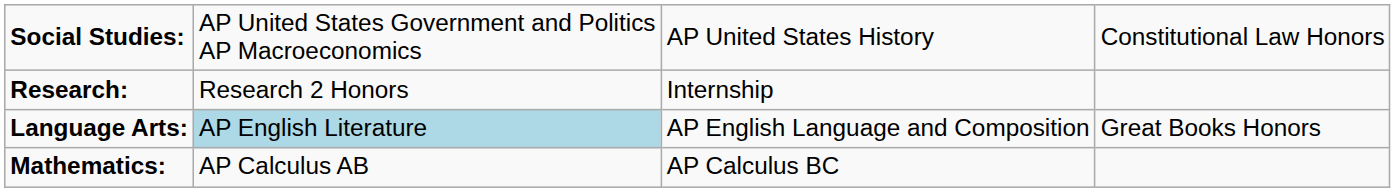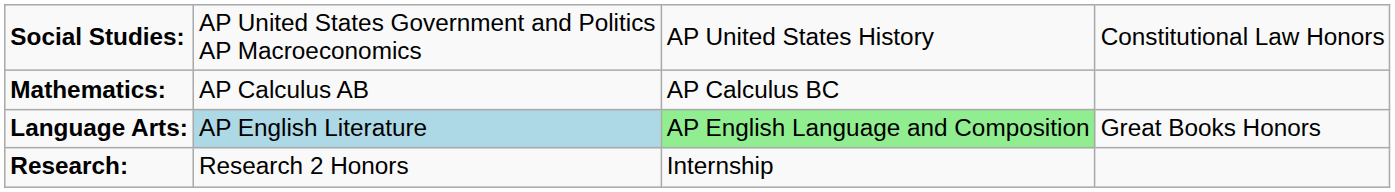rows swapped: (69, 89) <-> (88, 166)
(878, 128) no background -> (878, 128) lightgreen background
